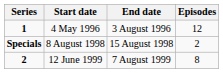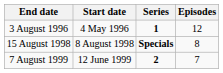columns swapped: (24, 12) <-> (141, 12)
(197, 44) 2 -> (197, 44) 8
(197, 60) 8 -> (197, 60) 7
